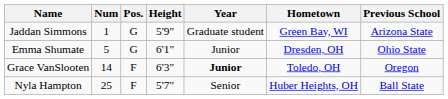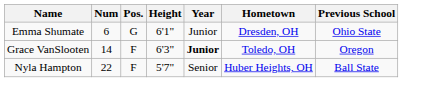- row: (48, 31)
(106, 49) 5 -> (106, 31) 6
(106, 85) 25 -> (106, 67) 22
